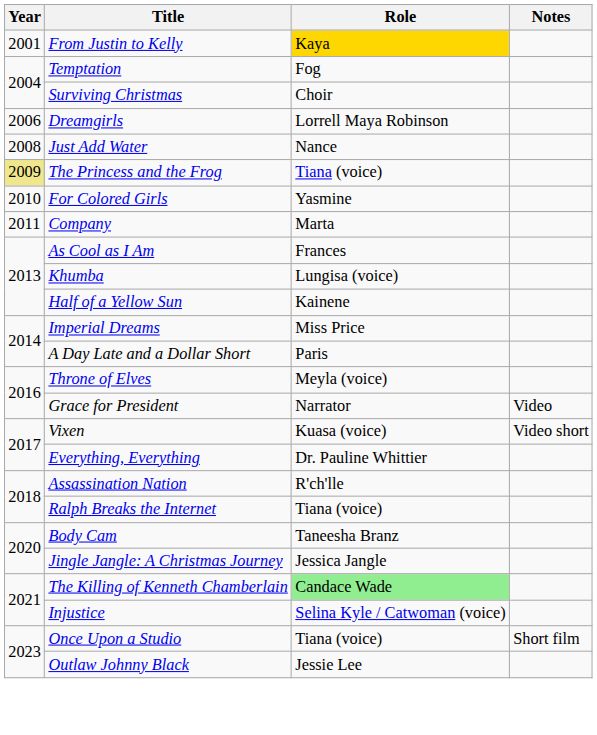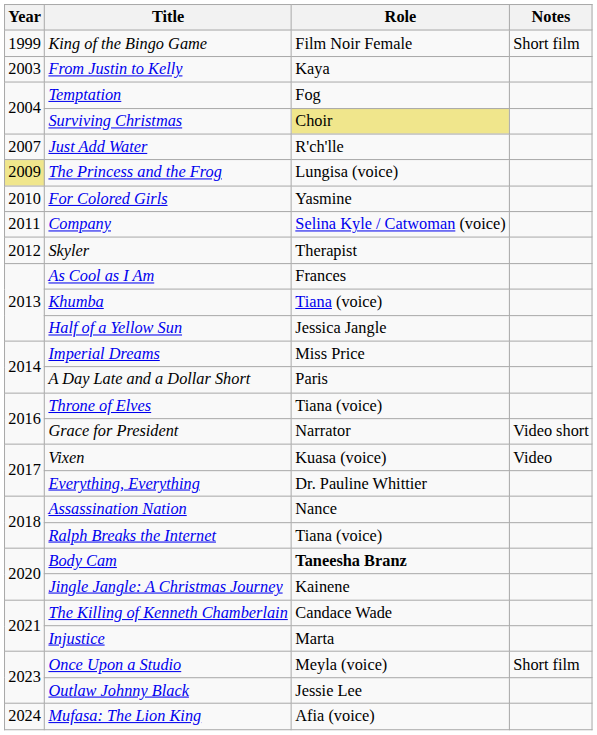+ row: (128, 43)
(25, 43) 2001 -> (25, 69) 2003
(313, 43) gold background -> (313, 69) no background
(314, 95) no background -> (314, 120) khaki background
- row: (86, 120)
(25, 146) 2008 -> (25, 146) 2007
(316, 146) Nance -> (320, 146) R'ch'lle
(339, 172) Tiana (voice) -> (347, 172) Lungisa (voice)
(315, 224) Marta -> (400, 224) Selina Kyle / Catwoman (voice)
+ row: (69, 250)
(347, 276) Lungisa (voice) -> (339, 302) Tiana (voice)
(323, 302) Kainene -> (341, 328) Jessica Jangle
(341, 379) Meyla (voice) -> (339, 405) Tiana (voice)
(533, 405) Video -> (551, 431) Video short
(551, 431) Video short -> (533, 457) Video
(320, 483) R'ch'lle -> (316, 509) Nance
(347, 535) normal -> (351, 560) bold
(341, 560) Jessica Jangle -> (323, 586) Kainene
(344, 586) lightgreen background -> (344, 612) no background
(400, 612) Selina Kyle / Catwoman (voice) -> (315, 638) Marta
(339, 638) Tiana (voice) -> (341, 664) Meyla (voice)
+ row: (125, 716)
